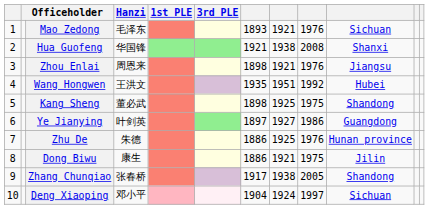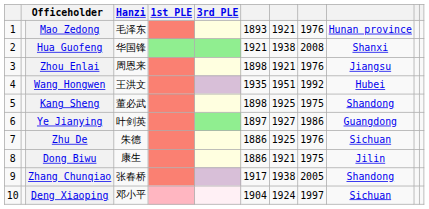(370, 30) Sichuan -> (370, 30) Hunan province
(370, 140) Hunan province -> (370, 140) Sichuan
